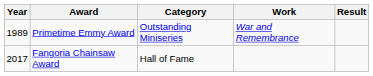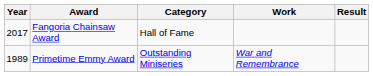rows swapped: (83, 32) <-> (74, 58)
